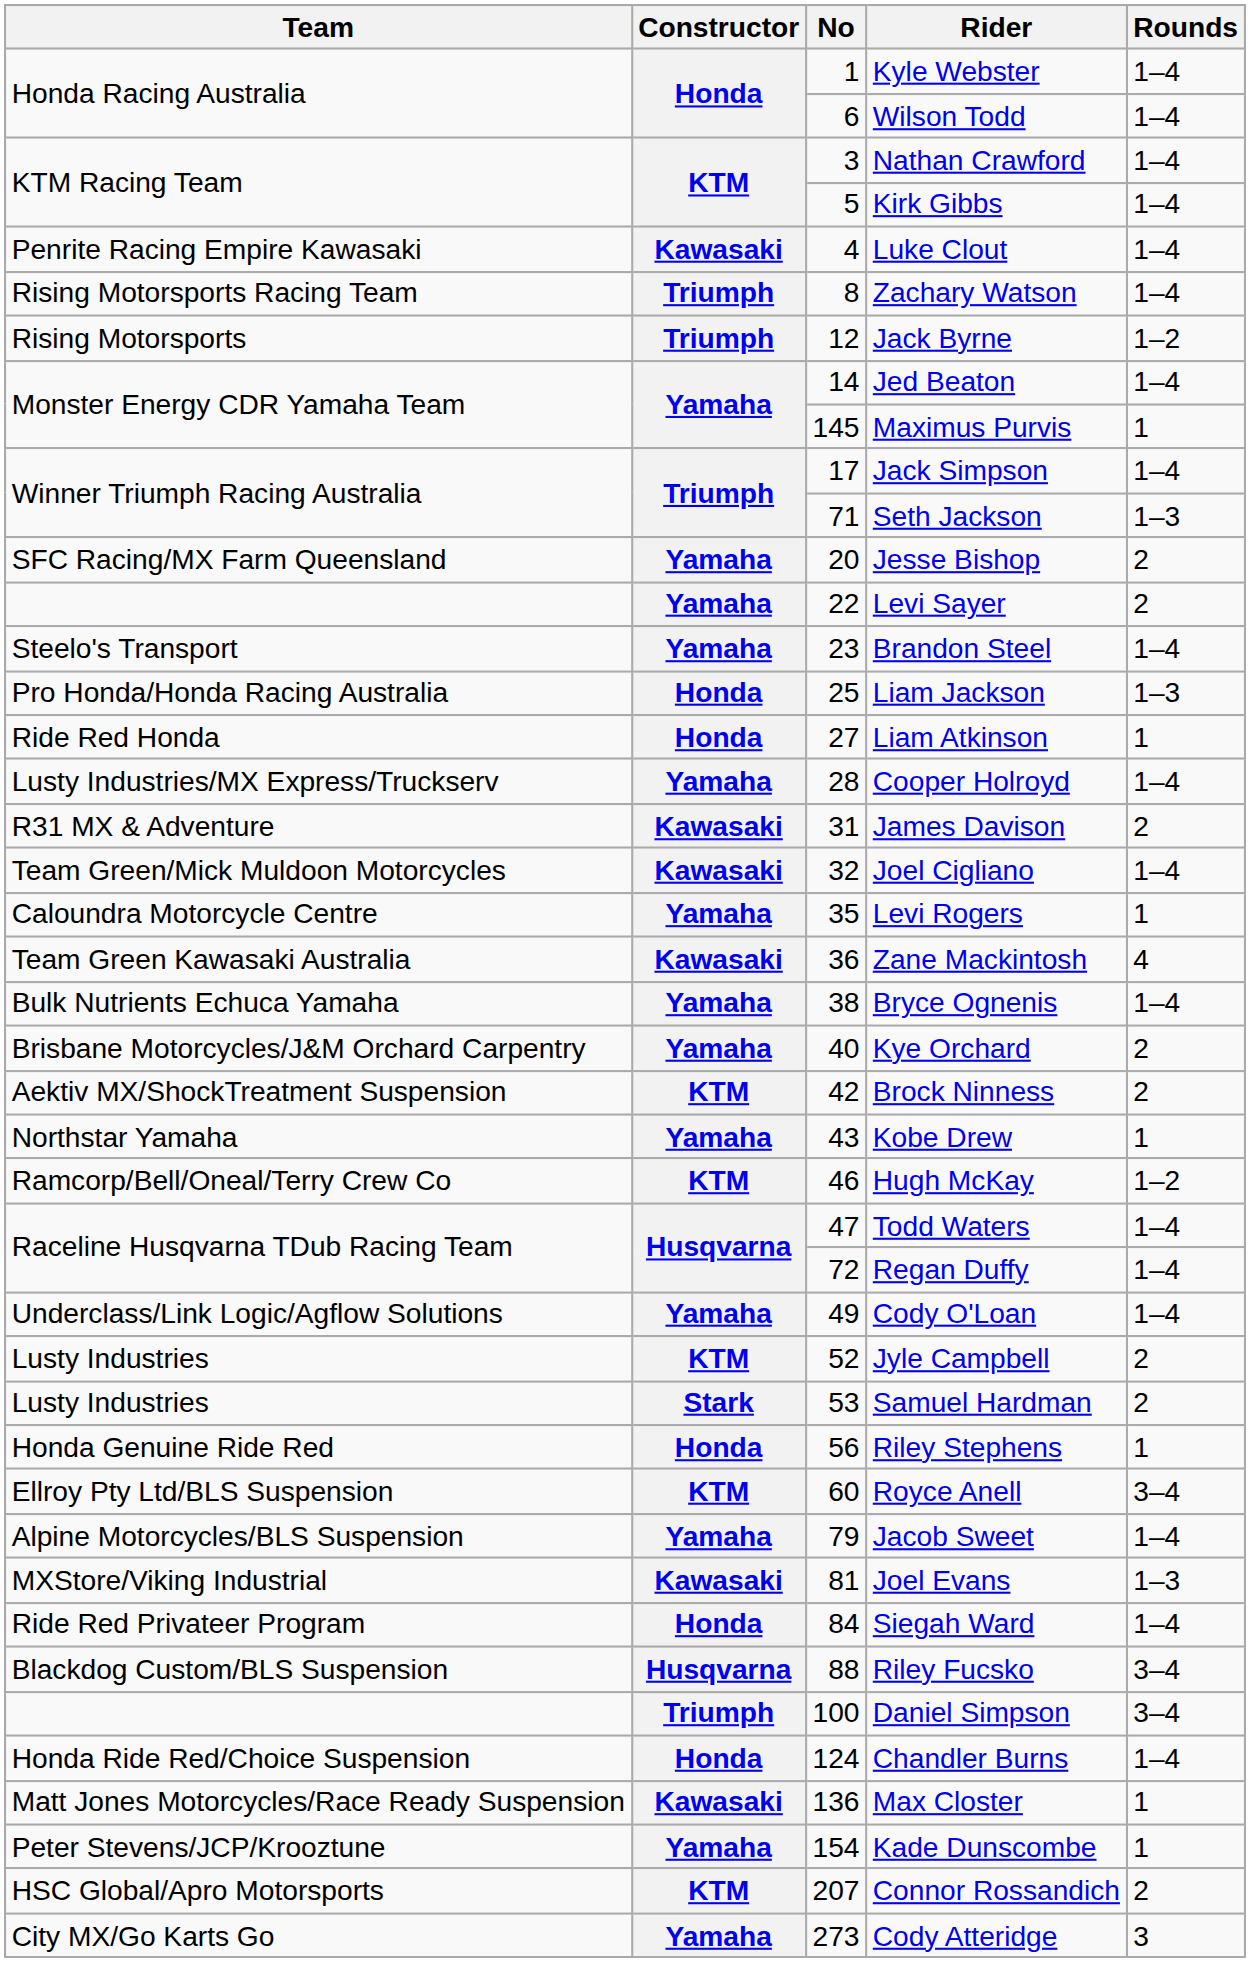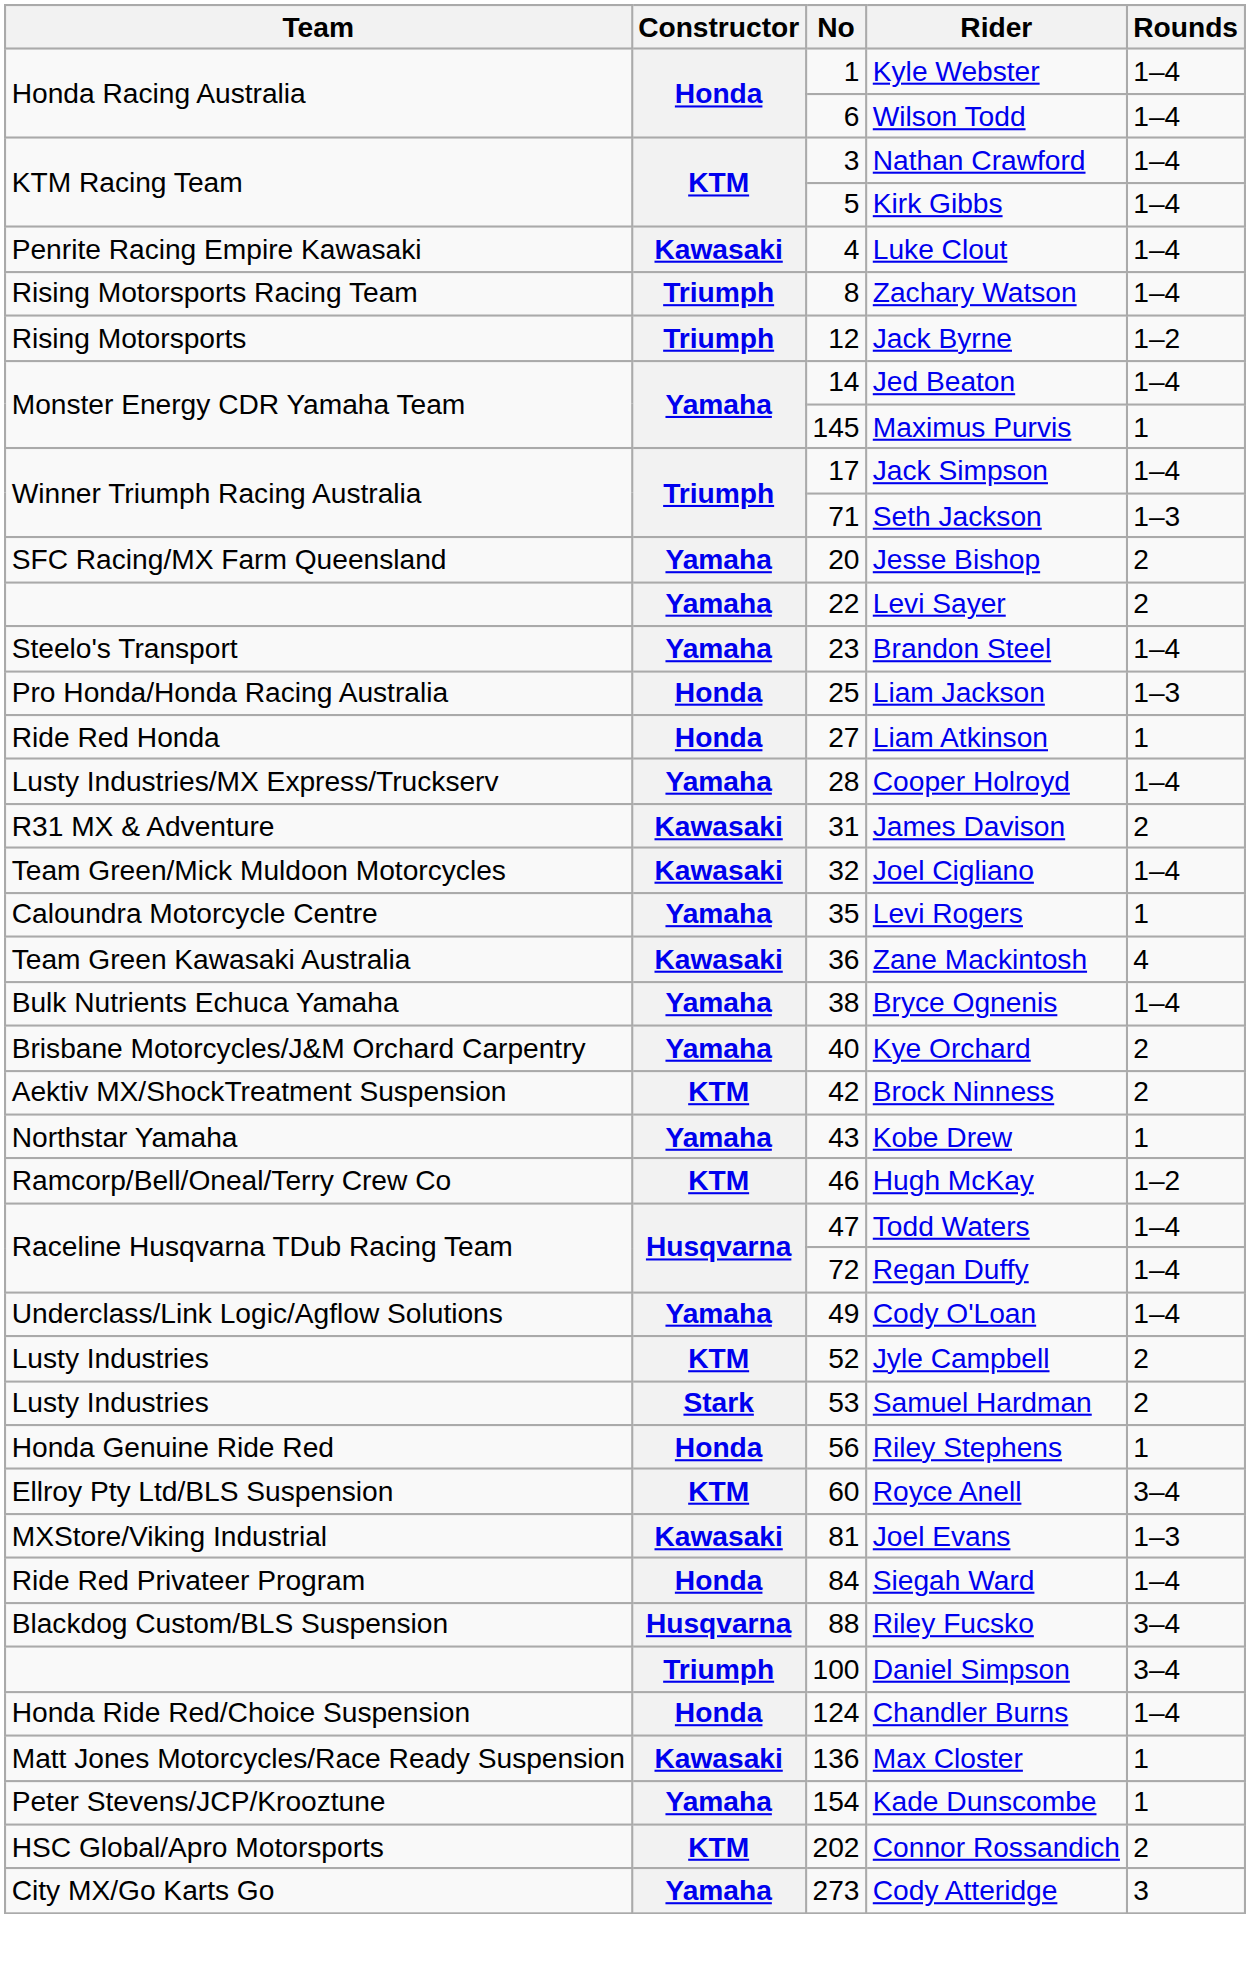- row: (953, 1536)
(836, 1891) 207 -> (836, 1846) 202
